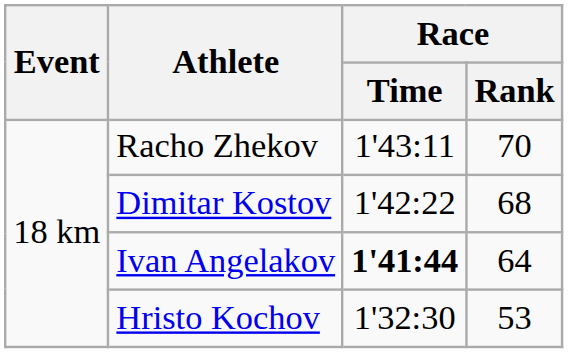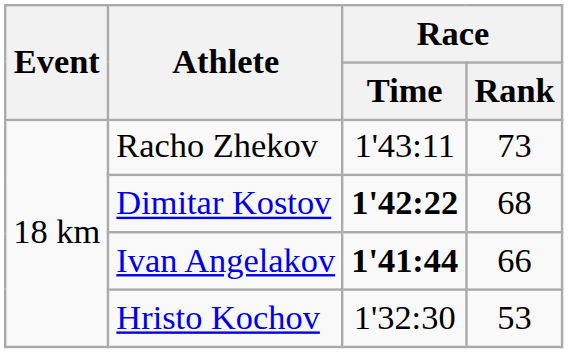(515, 146) 70 -> (515, 146) 73
(405, 203) normal -> (405, 203) bold
(515, 260) 64 -> (515, 260) 66
